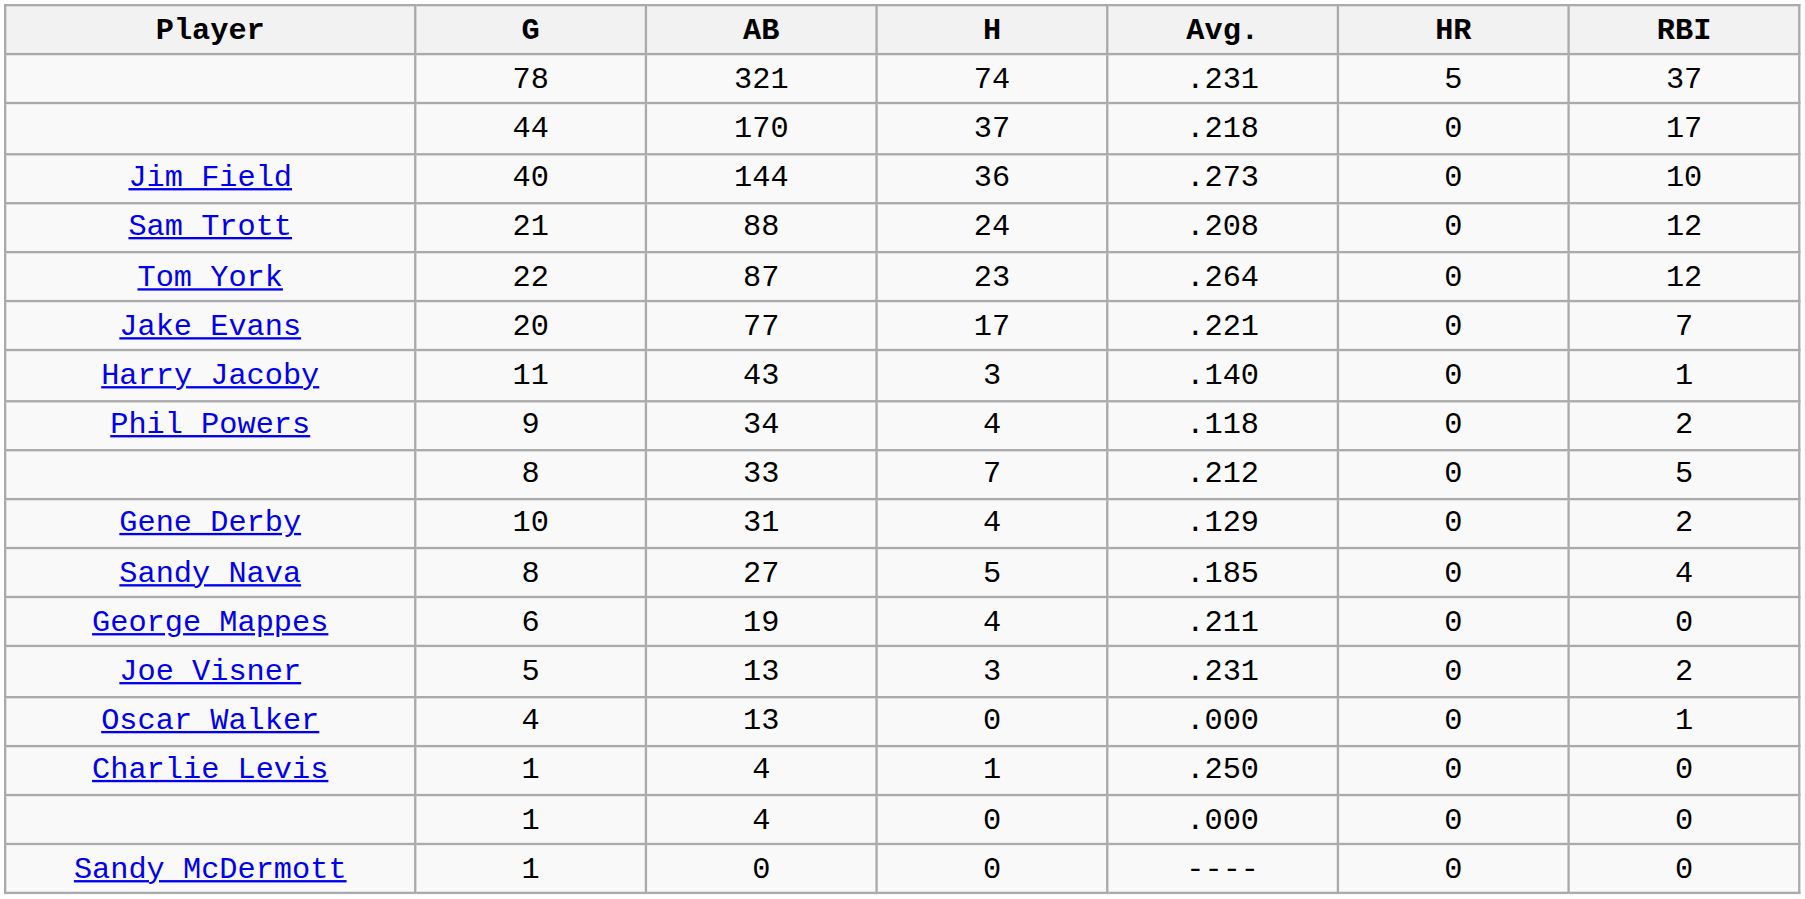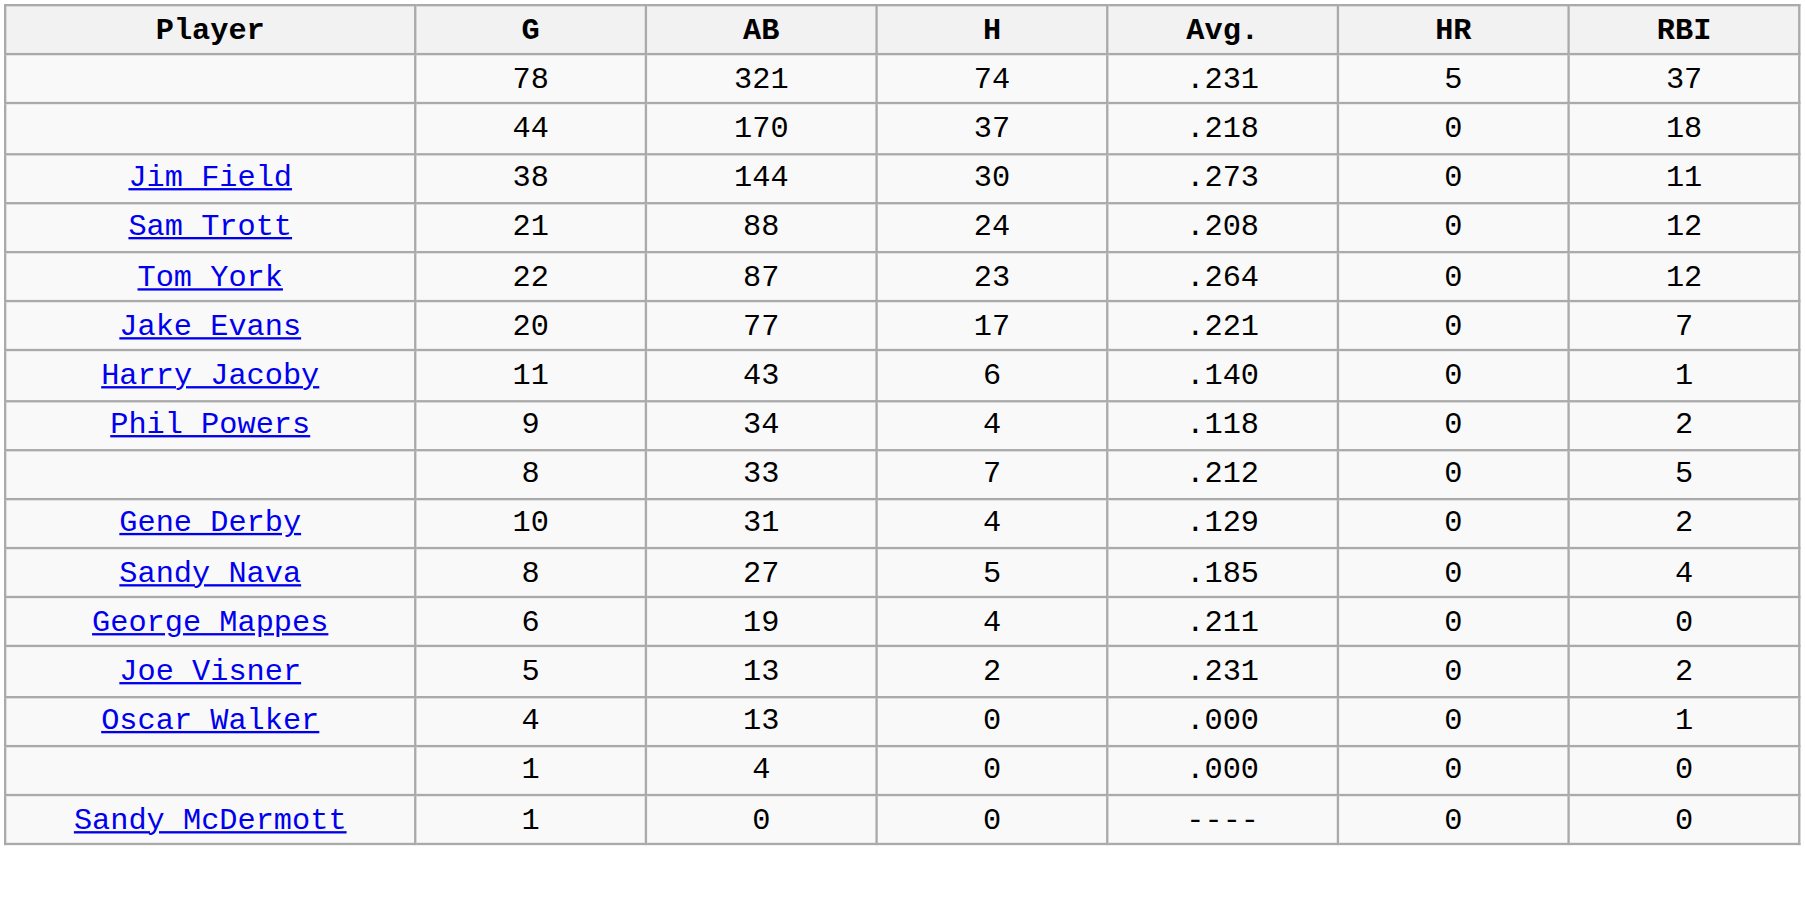(1684, 129) 17 -> (1684, 129) 18
(531, 178) 40 -> (531, 178) 38
(992, 178) 36 -> (992, 178) 30
(1684, 178) 10 -> (1684, 178) 11
(992, 375) 3 -> (992, 375) 6
(992, 672) 3 -> (992, 672) 2
- row: (210, 770)
